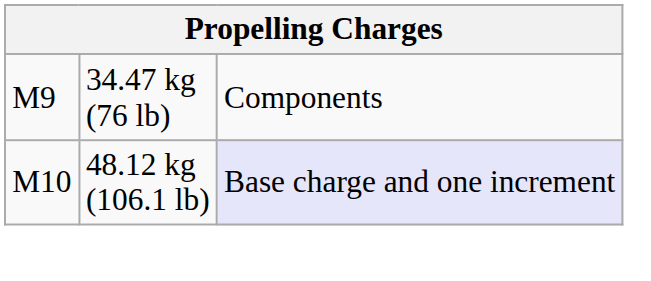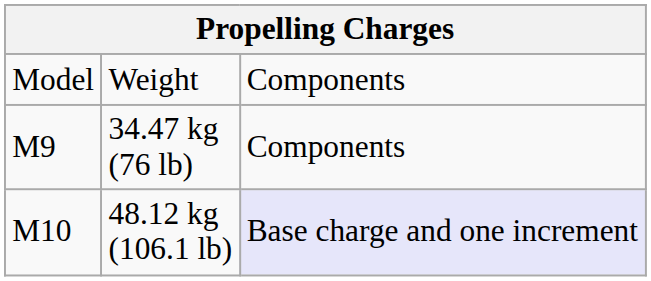+ row: (153, 79)
